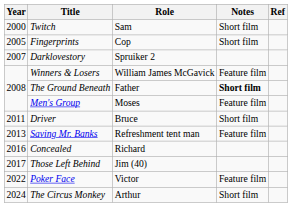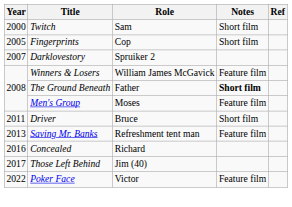- row: (68, 194)
